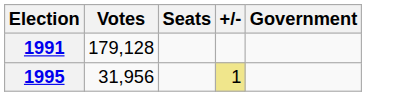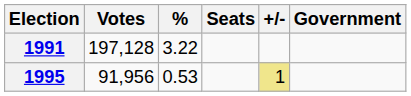+ column: (180, 18)
(121, 47) 179,128 -> (121, 47) 197,128
(126, 76) 31,956 -> (126, 76) 91,956
